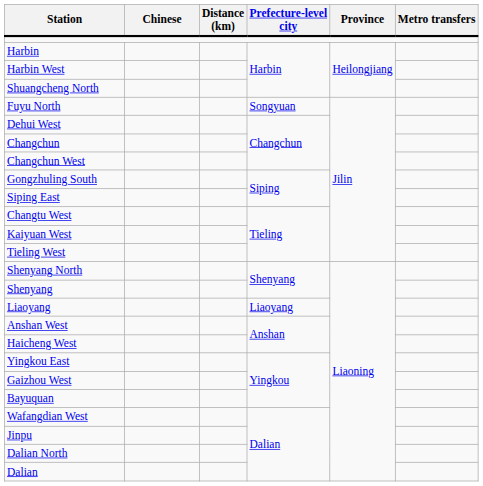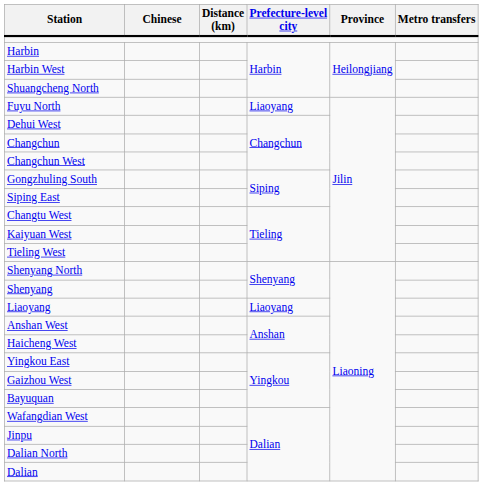(273, 106) Songyuan -> (271, 106) Liaoyang
